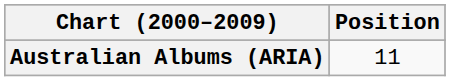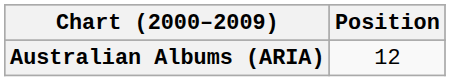(387, 58) 11 -> (387, 58) 12
